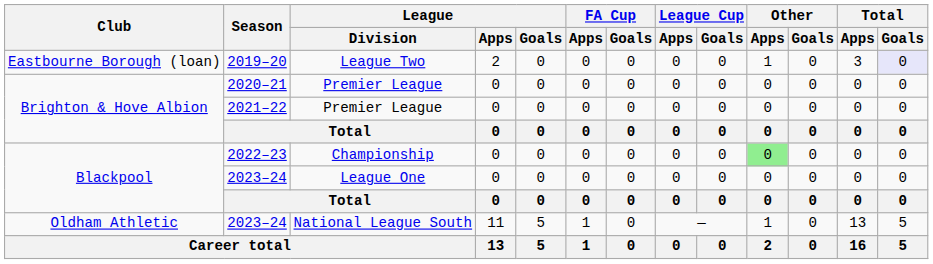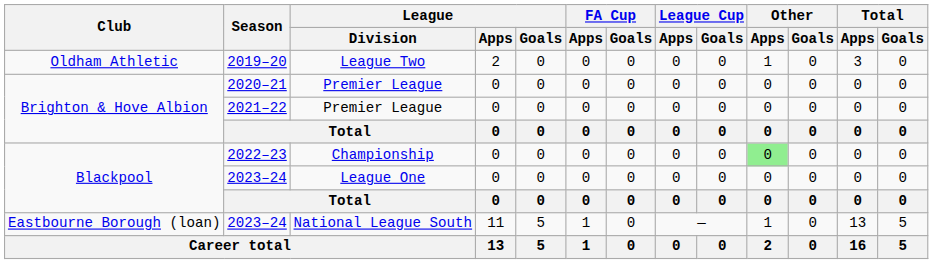(114, 62) Eastbourne Borough (loan) -> (114, 62) Oldham Athletic
(903, 62) lavender background -> (903, 62) no background
(114, 224) Oldham Athletic -> (114, 224) Eastbourne Borough (loan)
